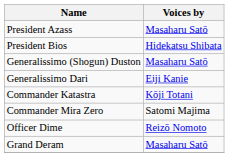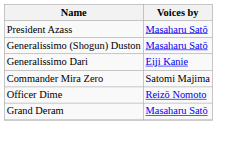- row: (37, 45)
- row: (51, 95)
